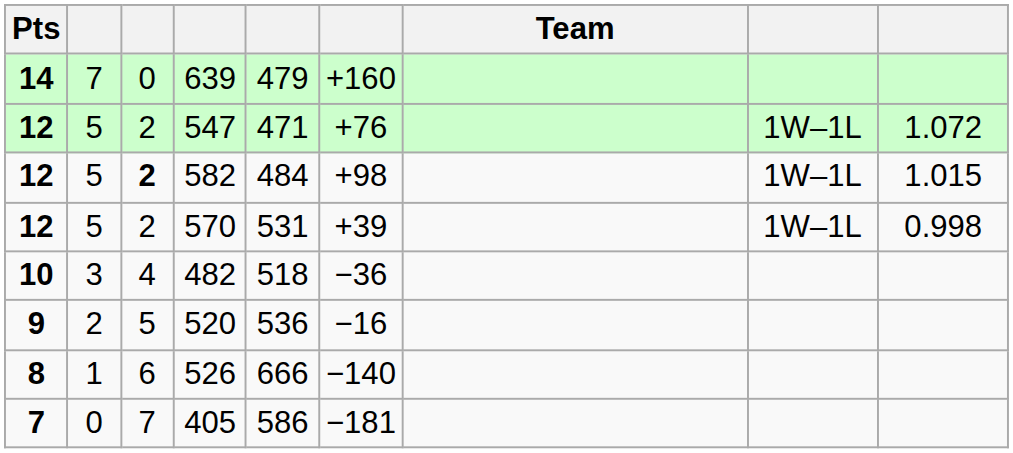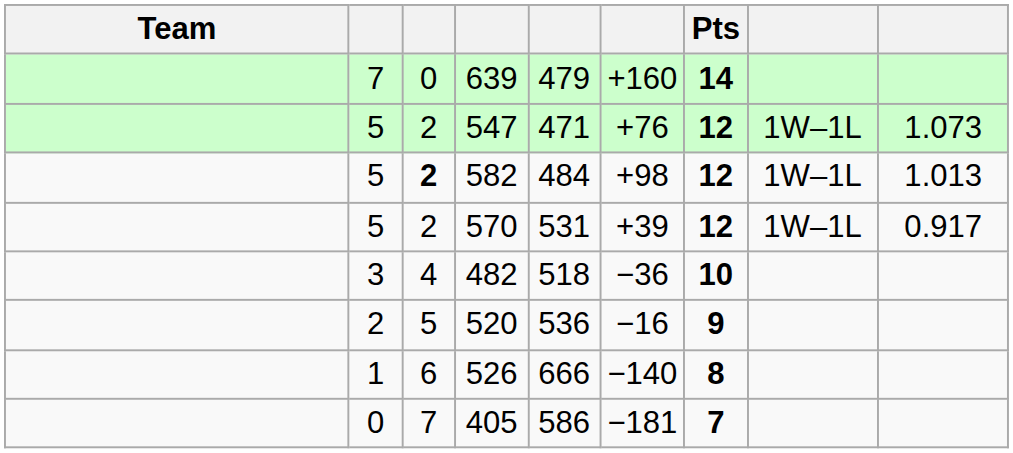columns swapped: (575, 29) <-> (36, 29)
(943, 127) 1.072 -> (943, 127) 1.073
(943, 176) 1.015 -> (943, 176) 1.013
(943, 226) 0.998 -> (943, 226) 0.917
